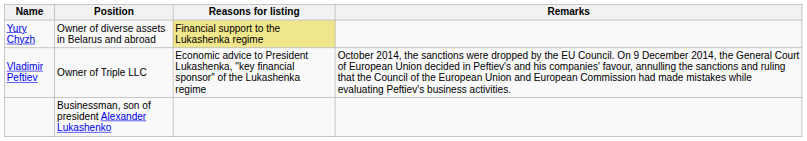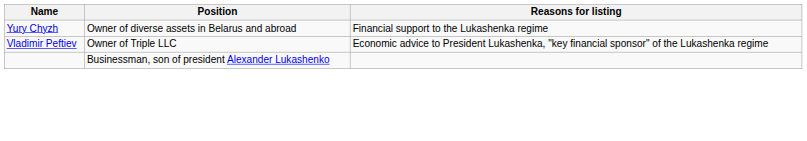- column: (569, 12)
(228, 34) khaki background -> (450, 28) no background
